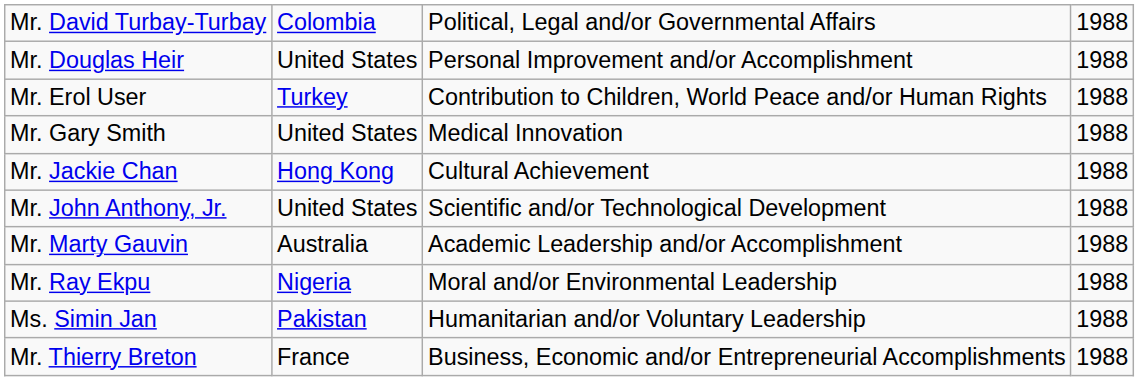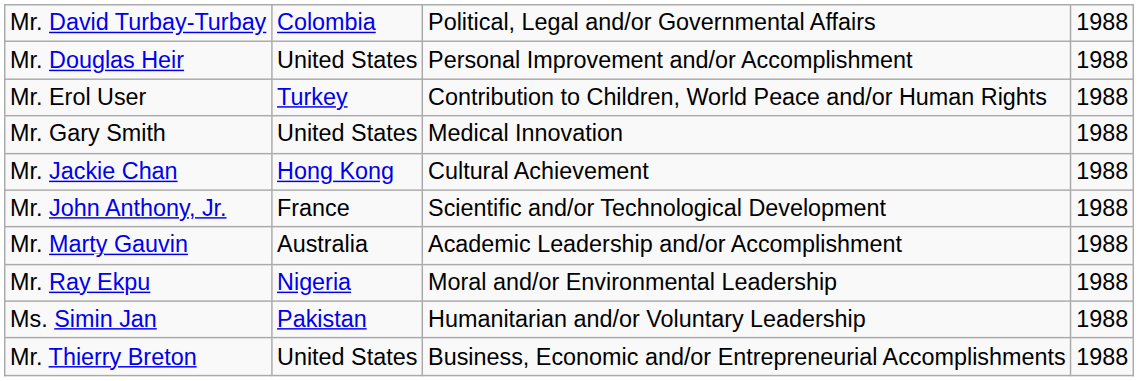(347, 208) United States -> (313, 208) France
(313, 356) France -> (347, 356) United States
